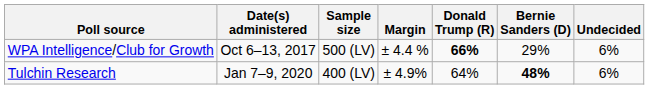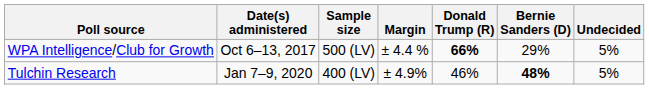(609, 51) 6% -> (609, 51) 5%
(465, 73) 64% -> (465, 73) 46%
(609, 73) 6% -> (609, 73) 5%
